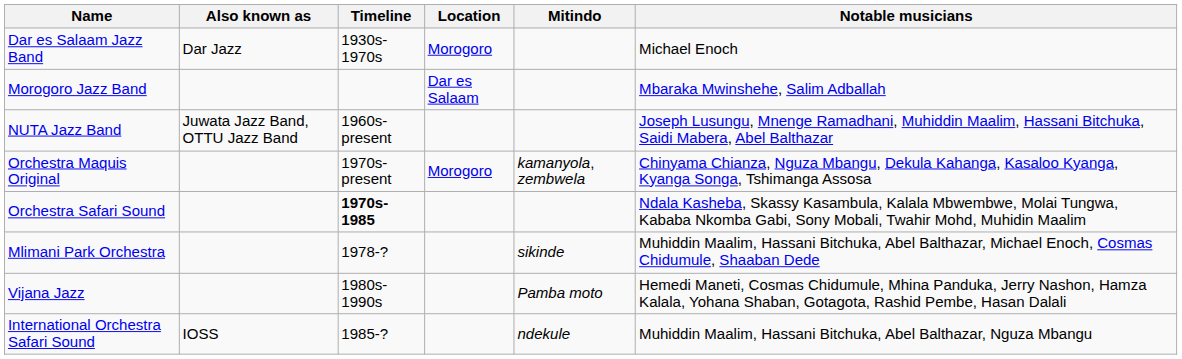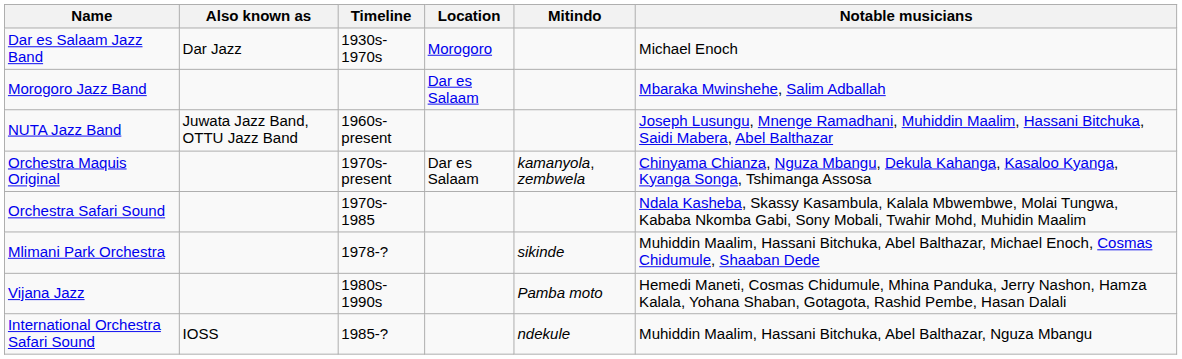(460, 171) Morogoro -> (453, 171) Dar es Salaam
(365, 211) bold -> (364, 211) normal
